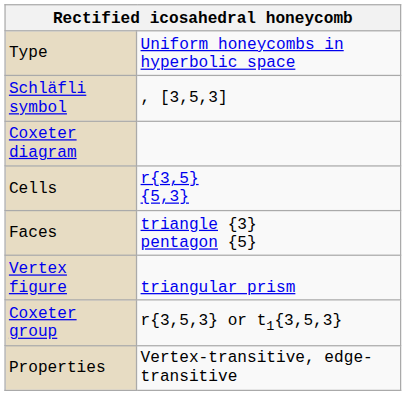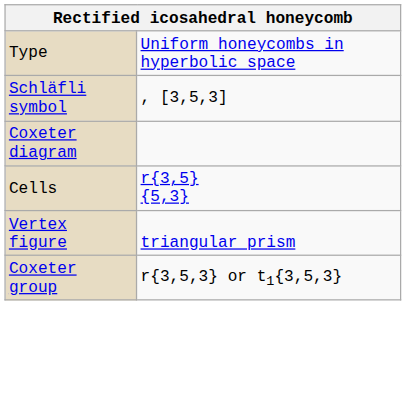- row: (33, 233)
- row: (57, 368)
